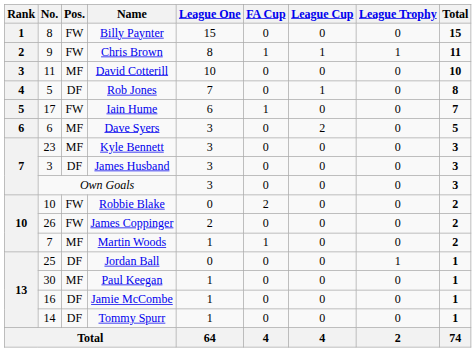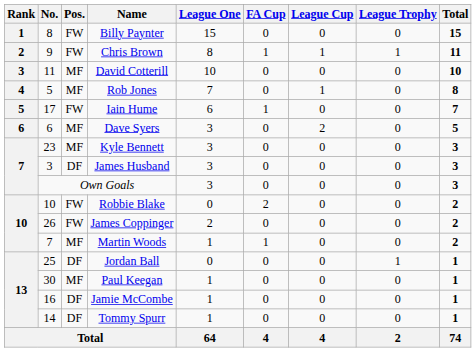(74, 90) DF -> (74, 90) MF
